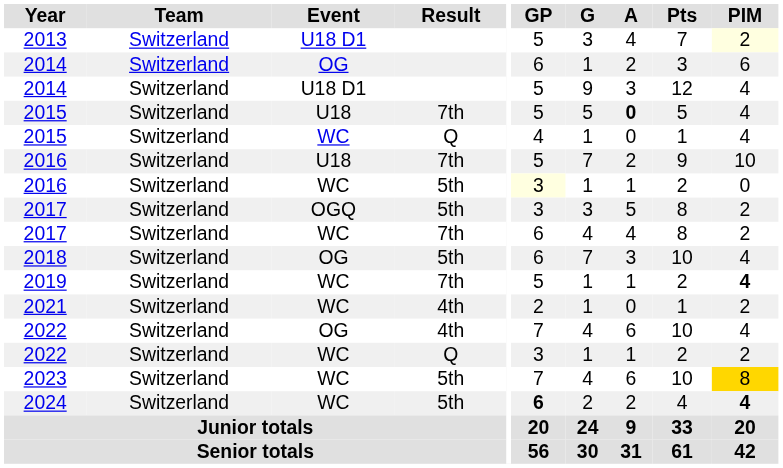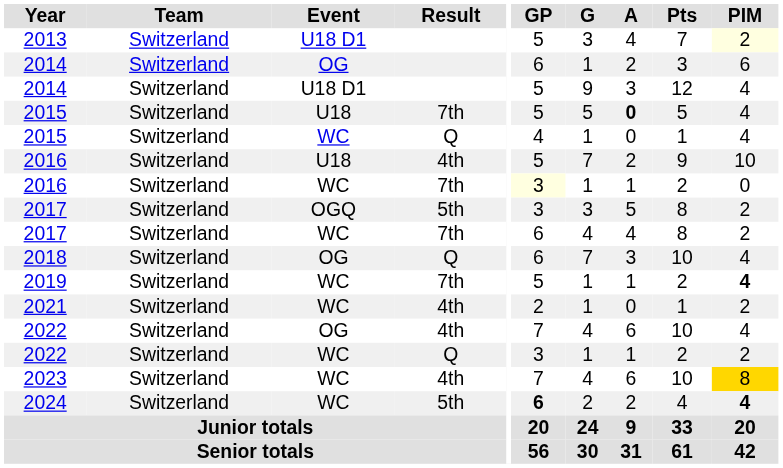(451, 161) 7th -> (451, 161) 4th
(451, 185) 5th -> (451, 185) 7th
(451, 257) 5th -> (451, 257) Q
(451, 378) 5th -> (451, 378) 4th
